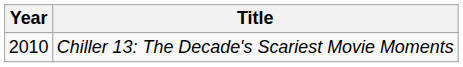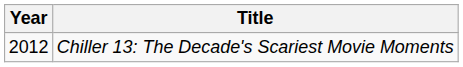(29, 47) 2010 -> (29, 47) 2012
